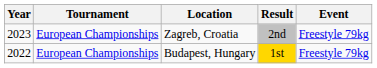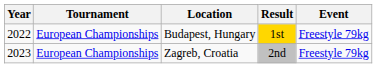rows swapped: (210, 53) <-> (201, 34)
